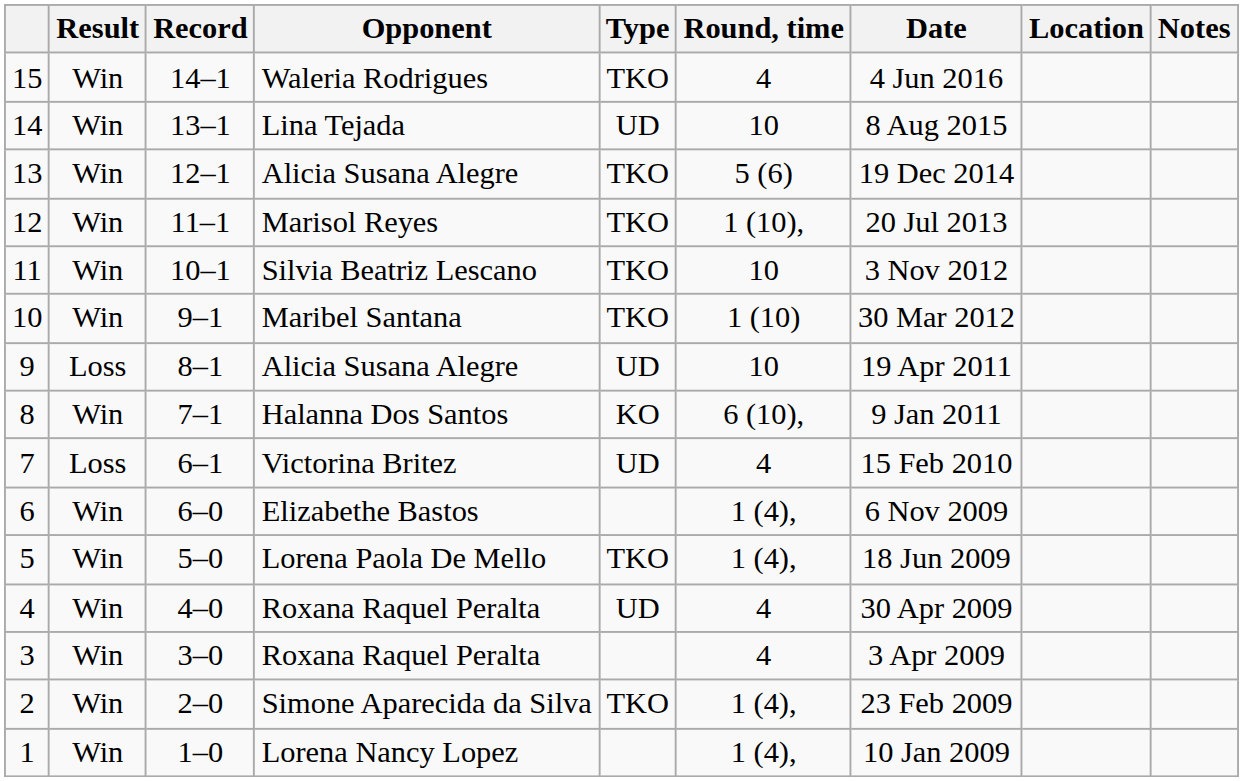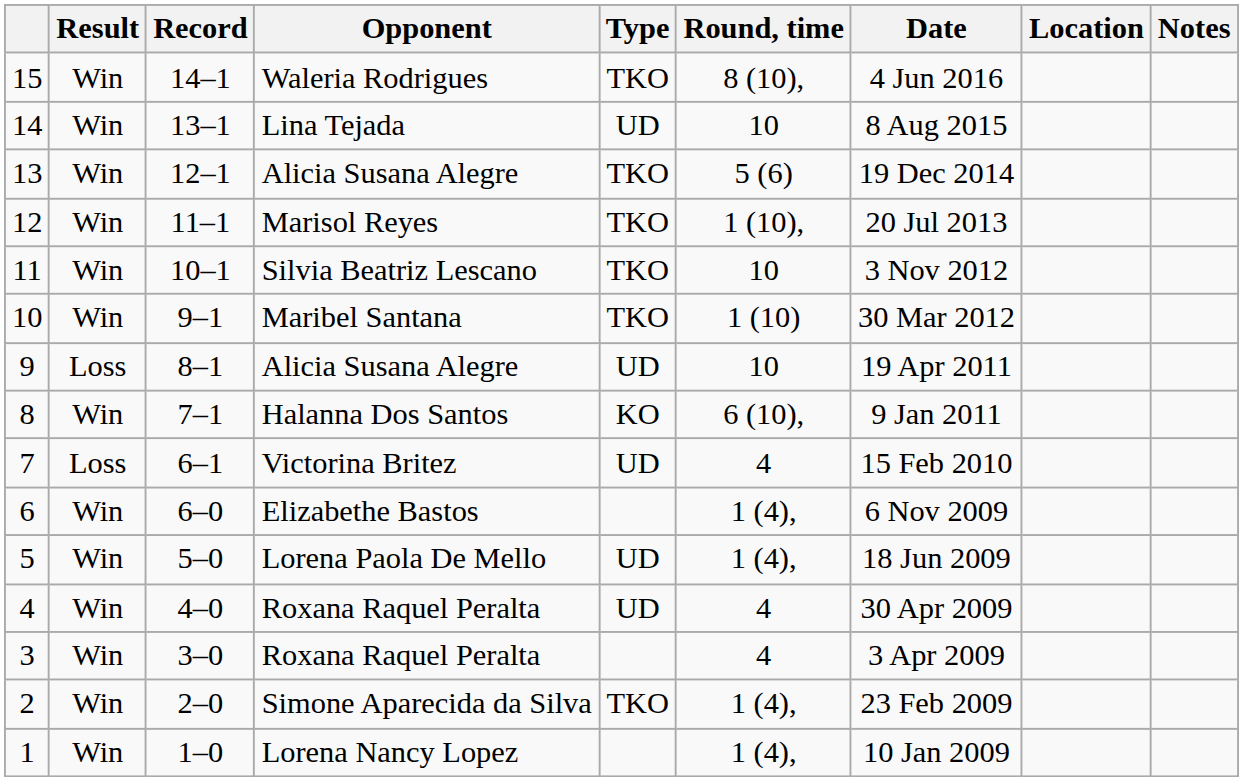(764, 76) 4 -> (764, 76) 8 (10),
(638, 558) TKO -> (638, 558) UD
